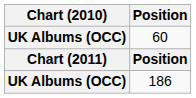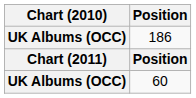rows swapped: (160, 37) <-> (160, 81)
